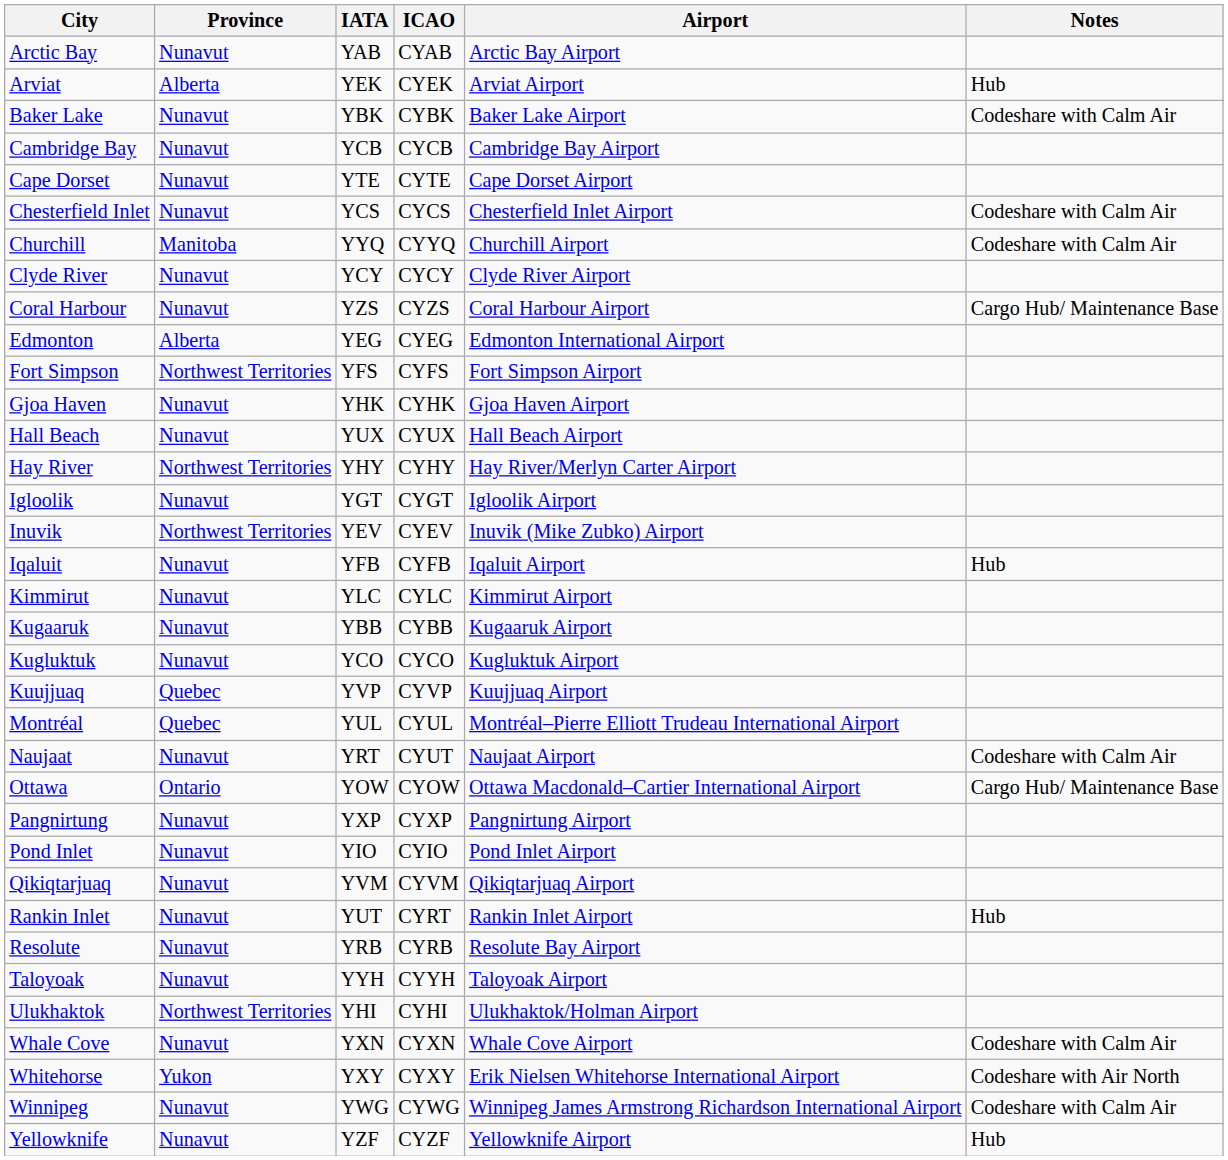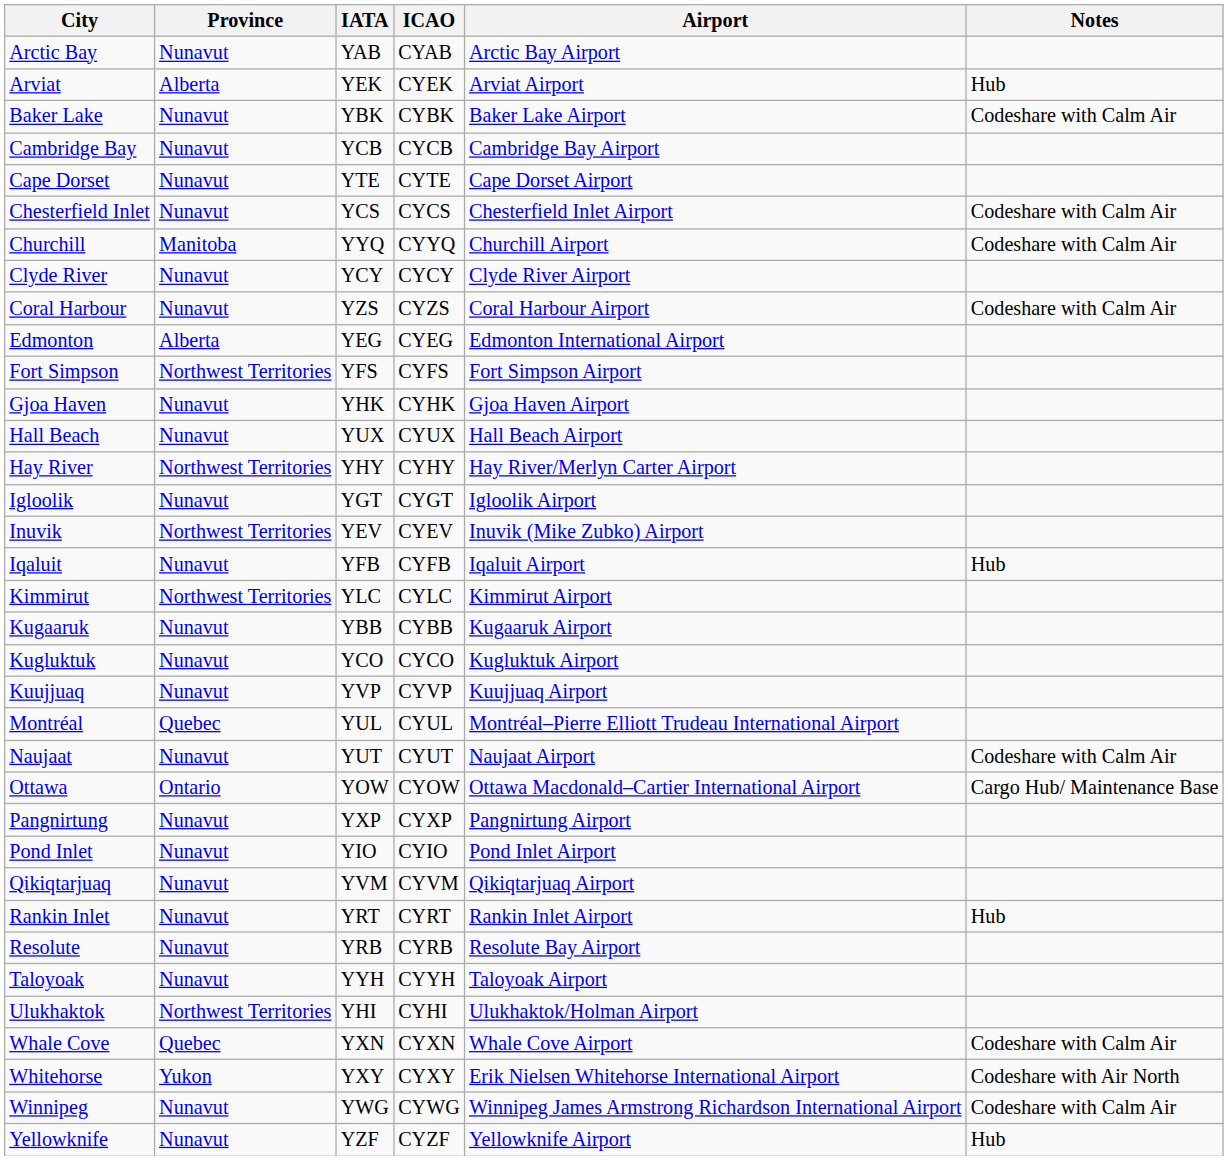(1095, 308) Cargo Hub/ Maintenance Base -> (1074, 308) Codeshare with Calm Air
(194, 595) Nunavut -> (245, 595) Northwest Territories
(190, 691) Quebec -> (194, 691) Nunavut
(360, 755) YRT -> (361, 755) YUT
(361, 915) YUT -> (360, 915) YRT
(194, 1043) Nunavut -> (190, 1043) Quebec
